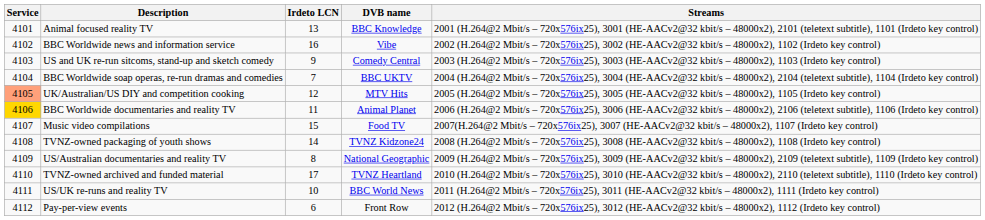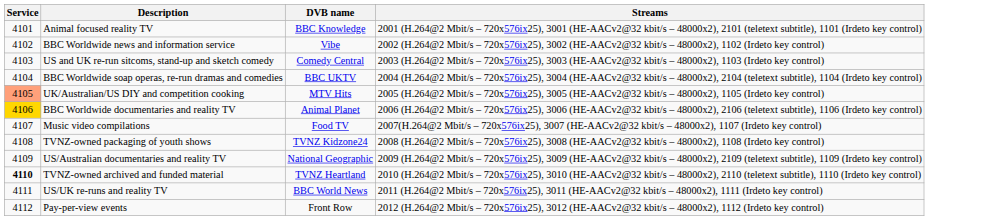- column: (313, 12)
(23, 175) normal -> (23, 175) bold
